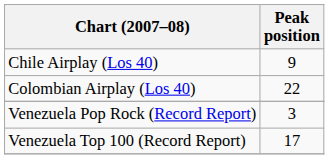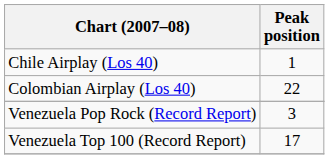(292, 62) 9 -> (292, 62) 1
